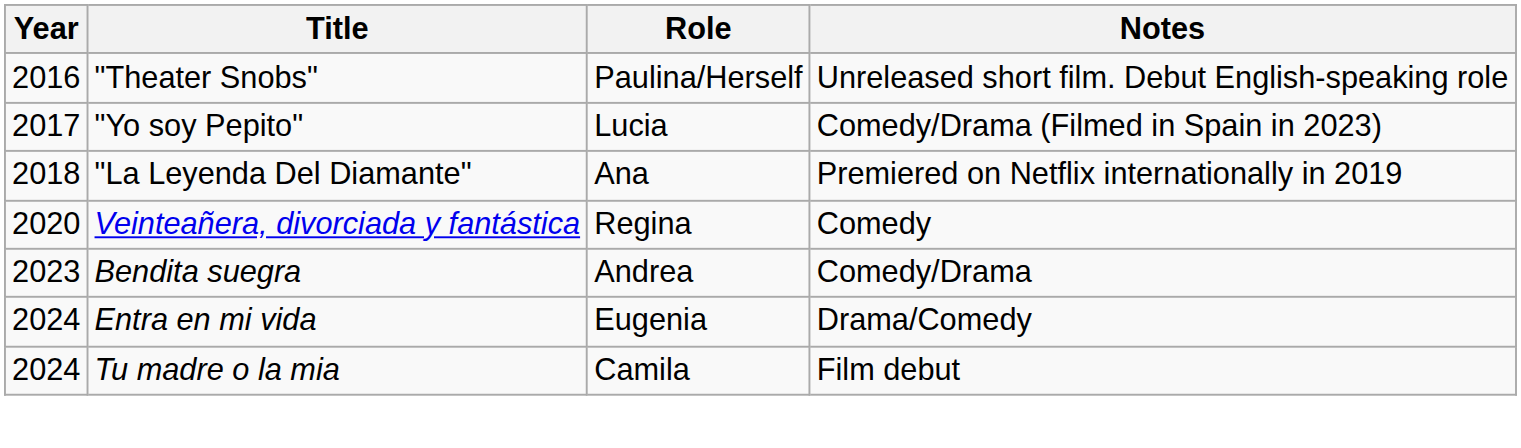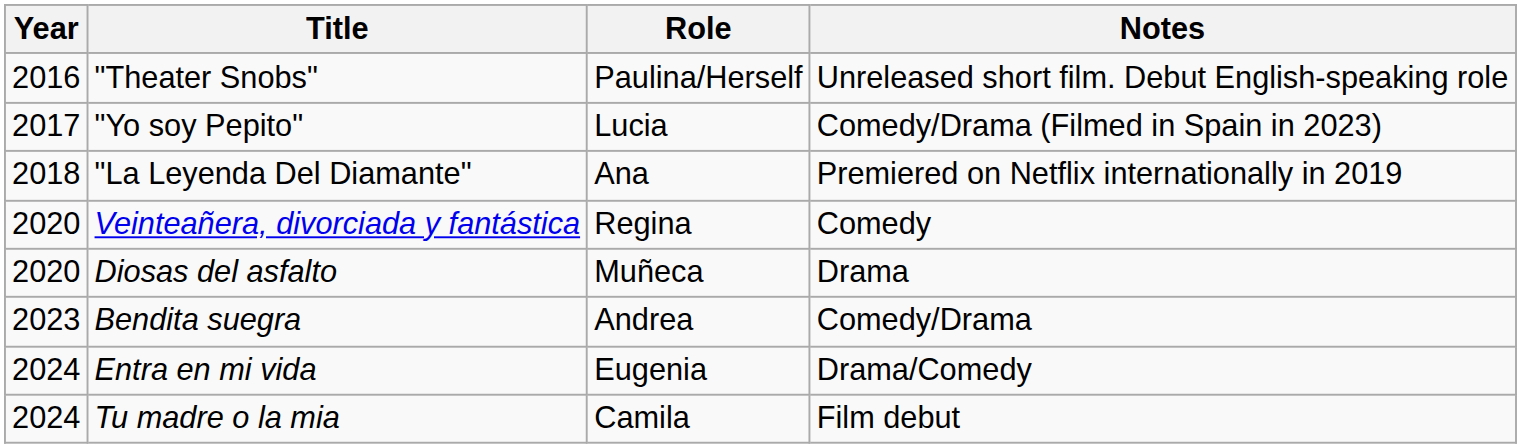+ row: (216, 272)
